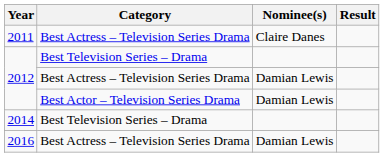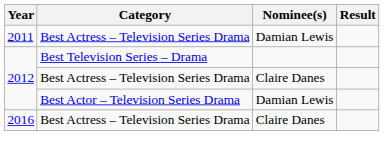(290, 36) Claire Danes -> (295, 36) Damian Lewis
(295, 78) Damian Lewis -> (290, 78) Claire Danes
- row: (21, 120)
(295, 141) Damian Lewis -> (290, 120) Claire Danes
